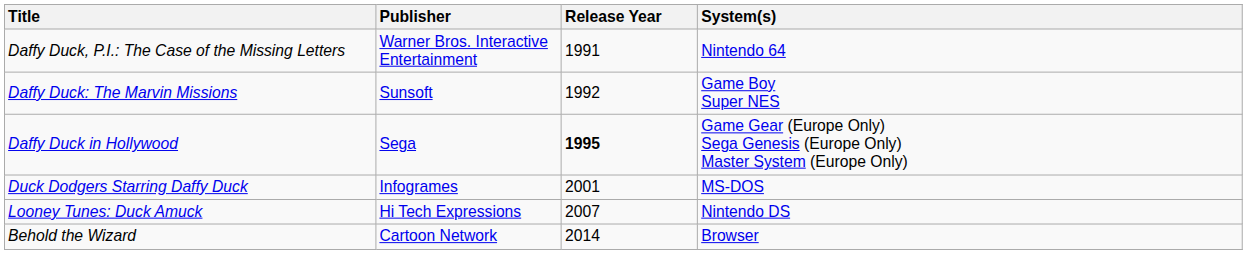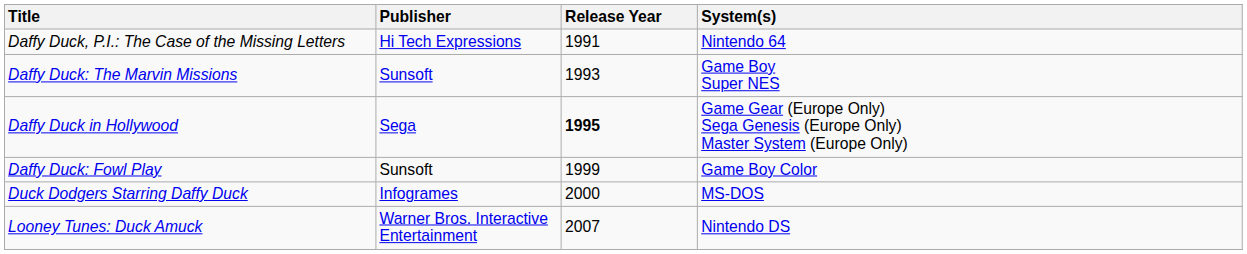(464, 50) Warner Bros. Interactive Entertainment -> (450, 41) Hi Tech Expressions
(583, 93) 1992 -> (583, 75) 1993
+ row: (85, 169)
(583, 186) 2001 -> (583, 194) 2000
(450, 211) Hi Tech Expressions -> (464, 227) Warner Bros. Interactive Entertainment
- row: (72, 236)
